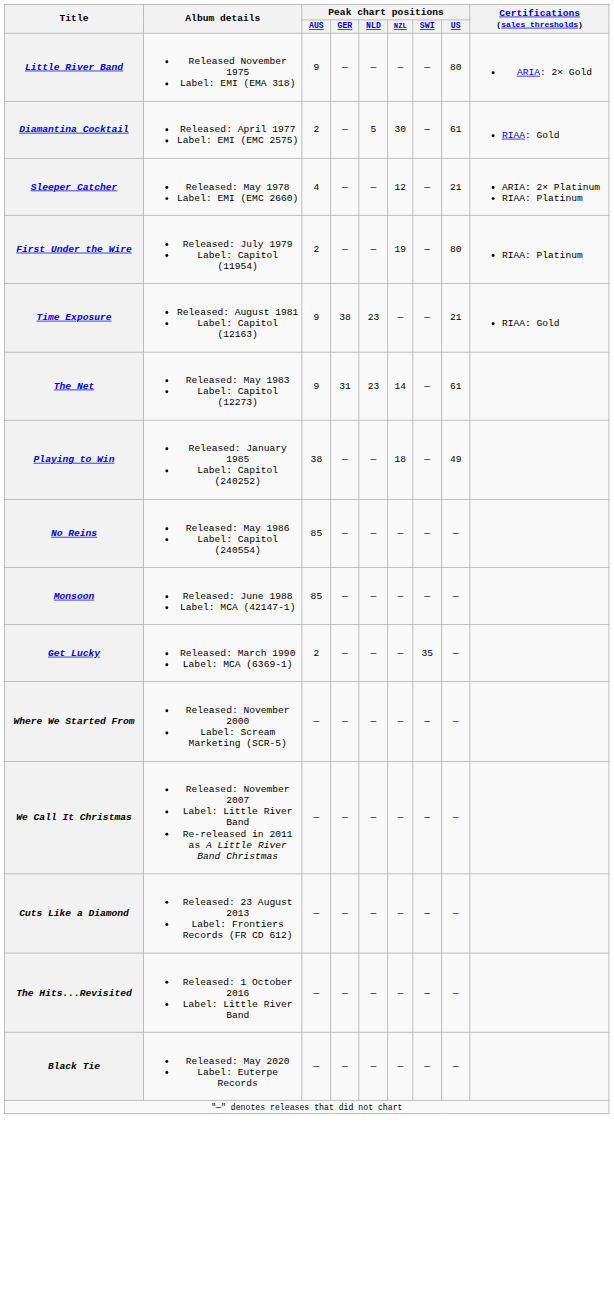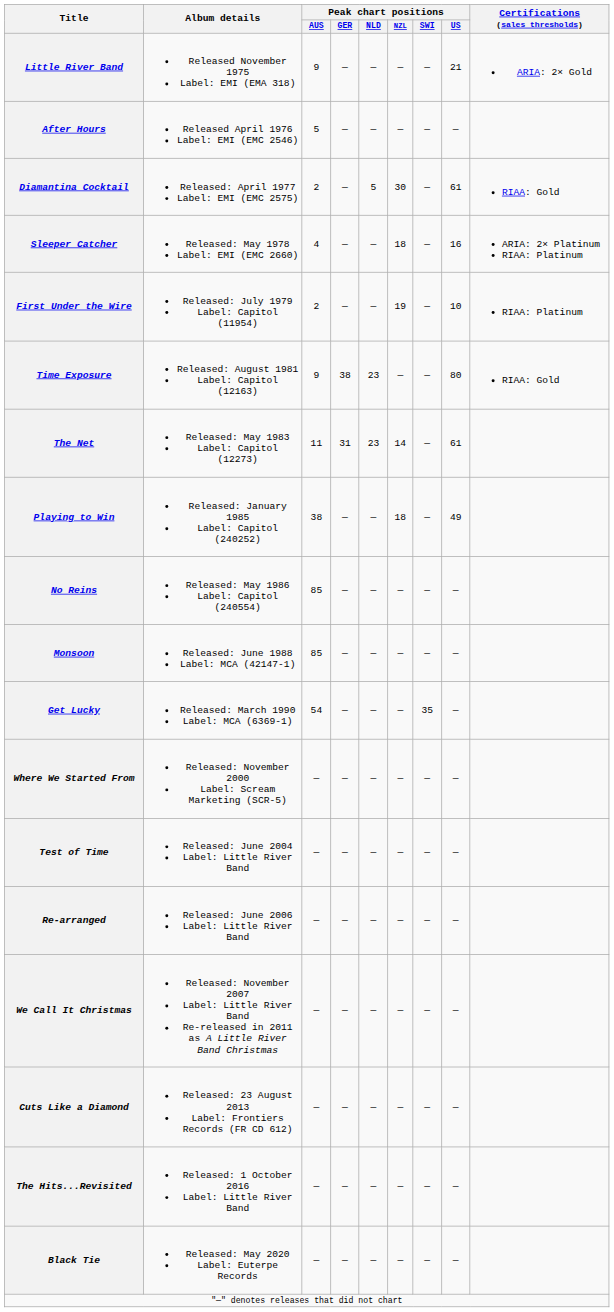(456, 67) 80 -> (456, 67) 21
+ row: (74, 130)
(400, 187) 12 -> (400, 244) 18
(456, 187) 21 -> (456, 244) 16
(456, 249) 80 -> (456, 307) 10
(456, 318) 21 -> (456, 375) 80
(316, 386) 9 -> (316, 443) 11
(316, 653) 2 -> (316, 710) 54
+ row: (74, 852)
+ row: (74, 921)
